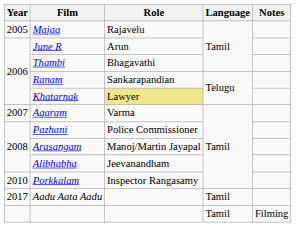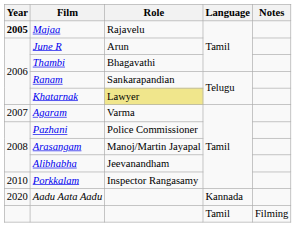(17, 29) normal -> (17, 29) bold
(17, 197) 2017 -> (17, 197) 2020
(218, 197) Tamil -> (224, 197) Kannada
